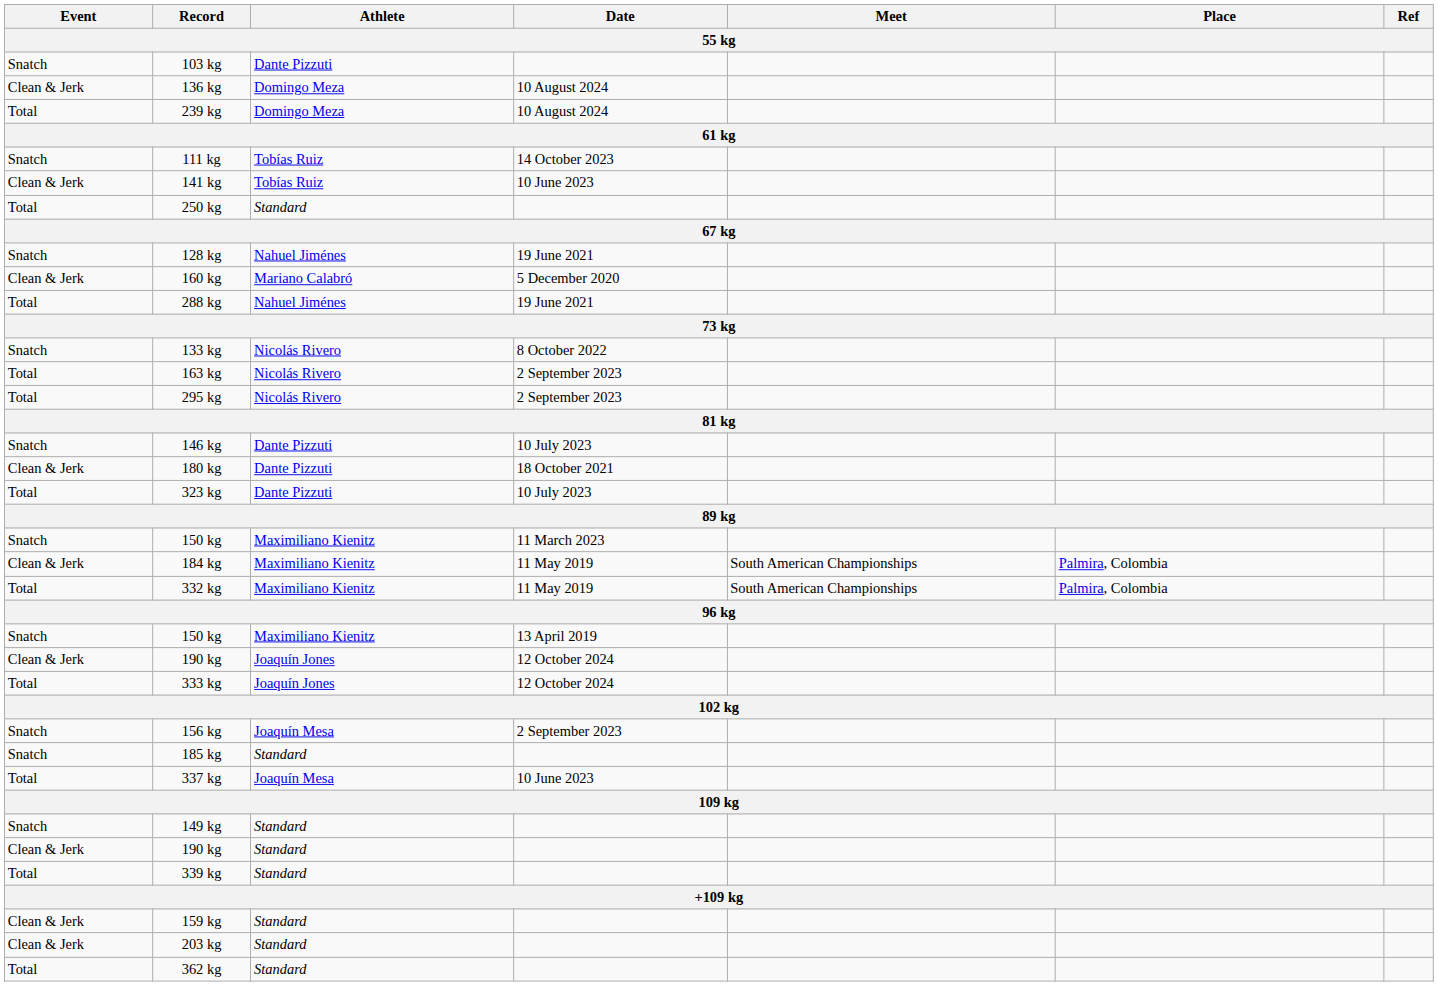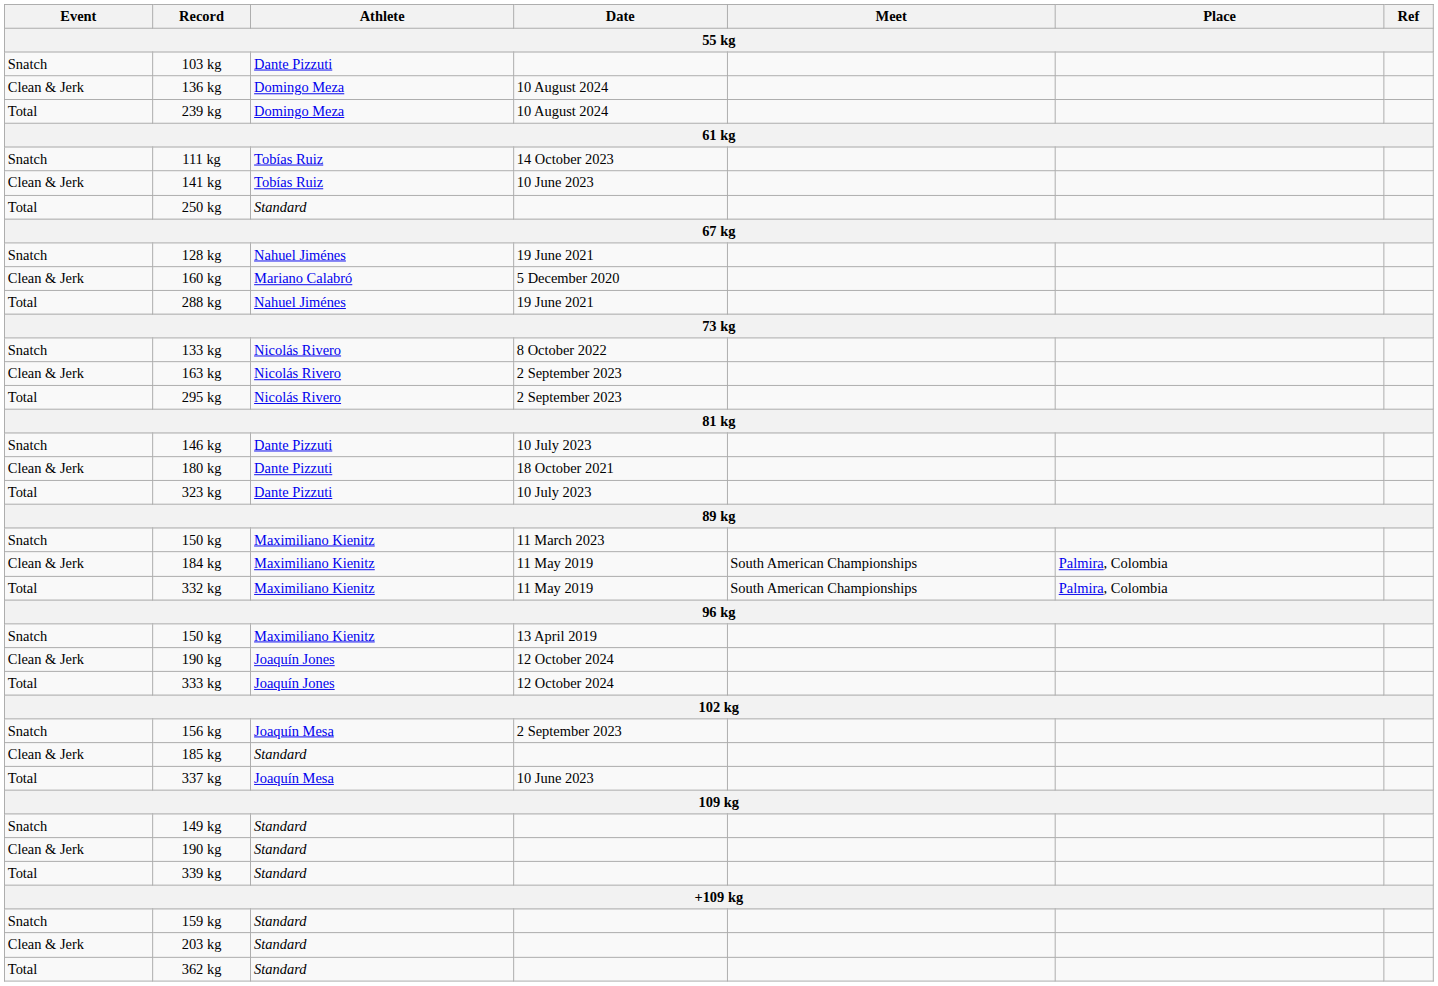(23, 373) Total -> (46, 373) Clean & Jerk
(27, 754) Snatch -> (46, 754) Clean & Jerk
(46, 921) Clean & Jerk -> (27, 921) Snatch
